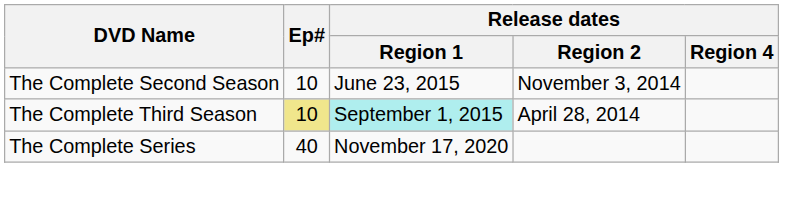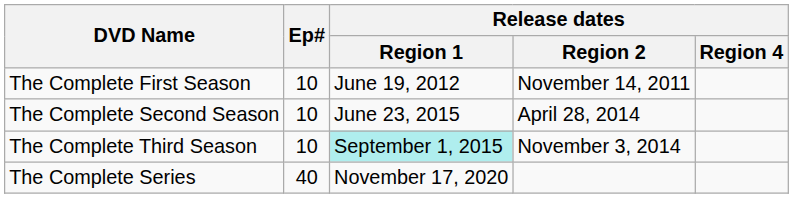+ row: (130, 83)
(599, 83) November 3, 2014 -> (579, 114) April 28, 2014
(307, 114) khaki background -> (307, 146) no background
(579, 114) April 28, 2014 -> (599, 146) November 3, 2014
